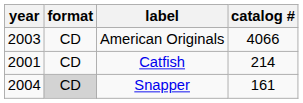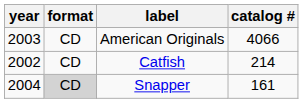(24, 62) 2001 -> (24, 62) 2002
